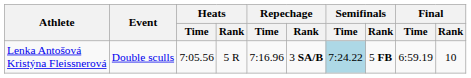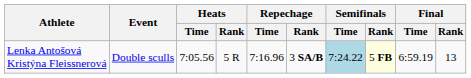(381, 57) no background -> (381, 57) lightyellow background
(451, 57) 10 -> (451, 57) 13
